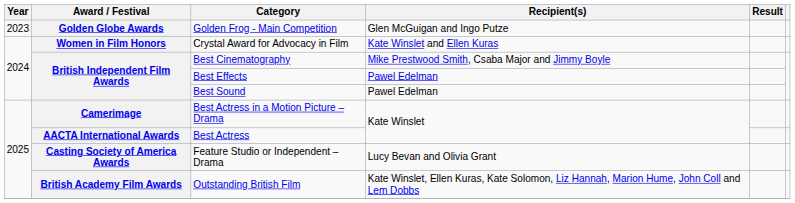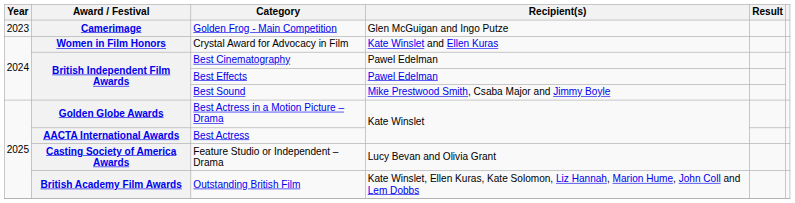(111, 28) Golden Globe Awards -> (111, 28) Camerimage
(489, 60) Mike Prestwood Smith, Csaba Major and Jimmy Boyle -> (403, 60) Pawel Edelman
(403, 92) Pawel Edelman -> (489, 92) Mike Prestwood Smith, Csaba Major and Jimmy Boyle
(111, 114) Camerimage -> (111, 114) Golden Globe Awards
